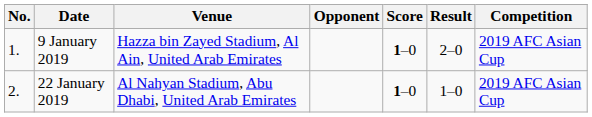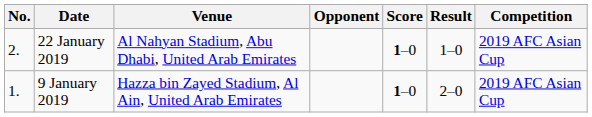rows swapped: (67, 49) <-> (71, 91)
